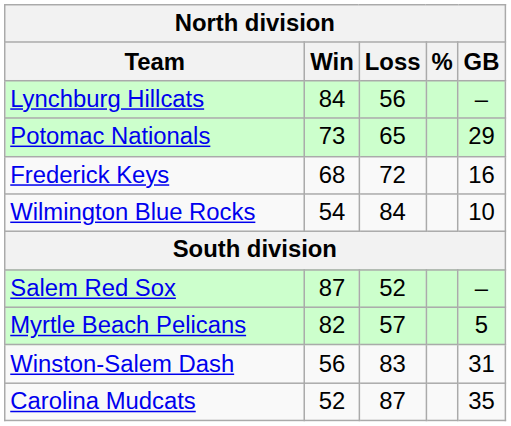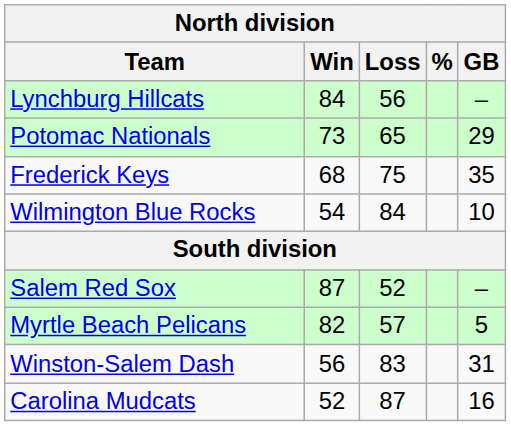(393, 174) 72 -> (393, 174) 75
(481, 174) 16 -> (481, 174) 35
(481, 401) 35 -> (481, 401) 16
